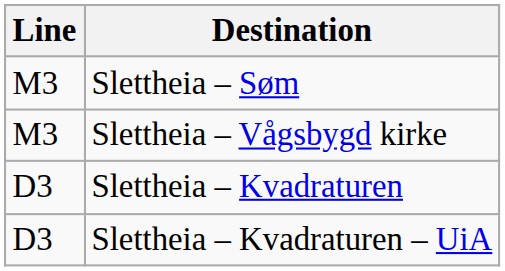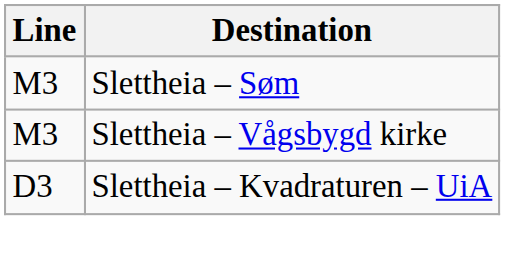- row: (247, 186)
